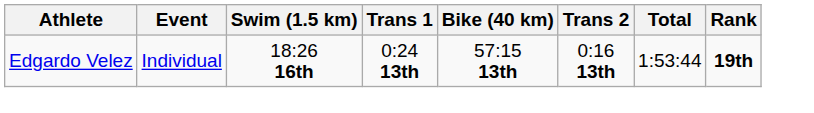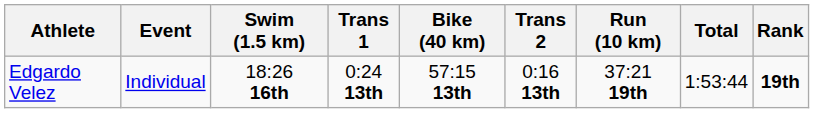+ column: (628, 31)
